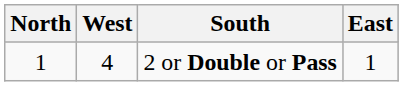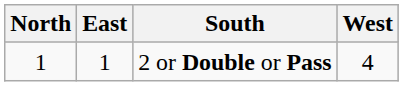columns swapped: (370, 23) <-> (107, 23)
